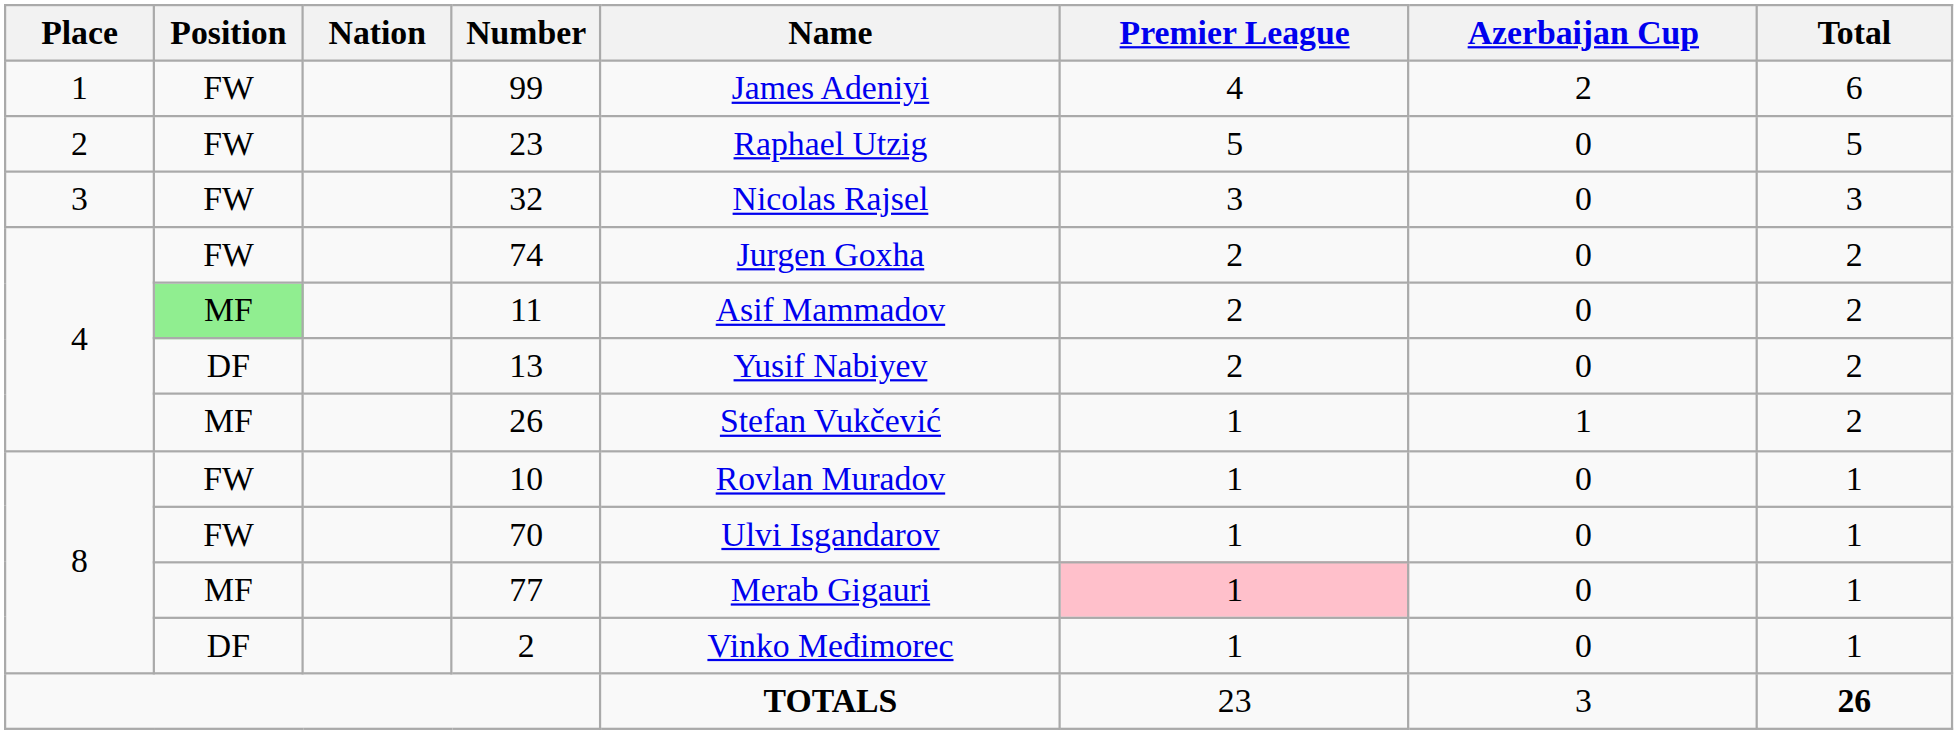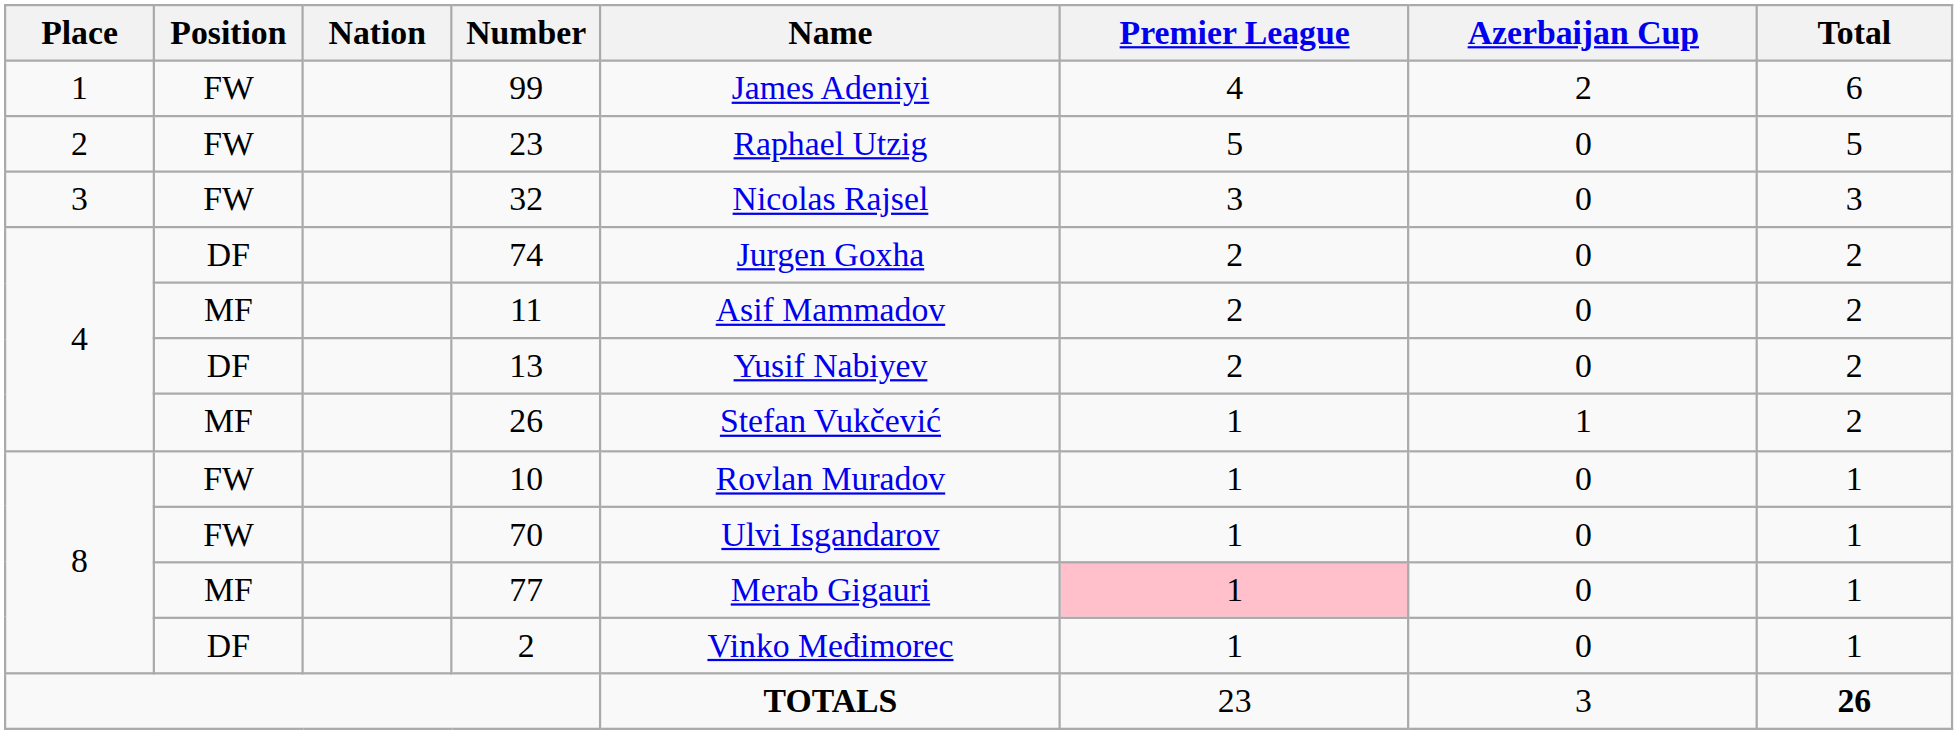(228, 255) FW -> (228, 255) DF
(228, 310) lightgreen background -> (228, 310) no background
